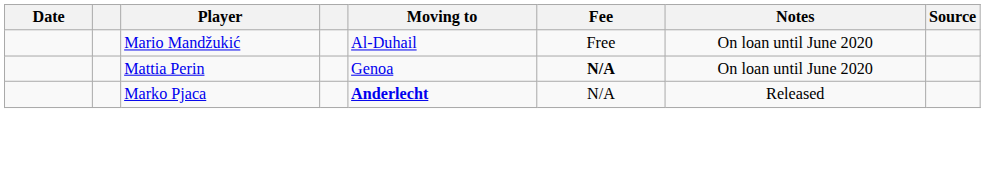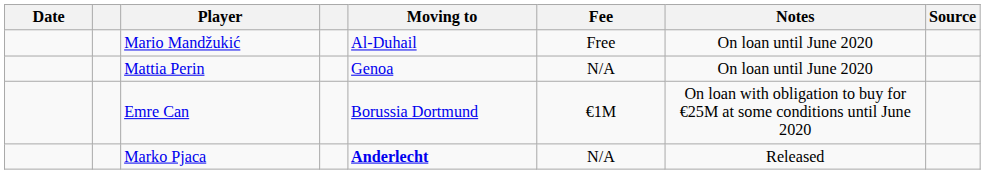(601, 68) bold -> (601, 68) normal
+ row: (157, 112)
